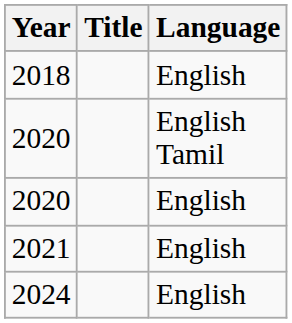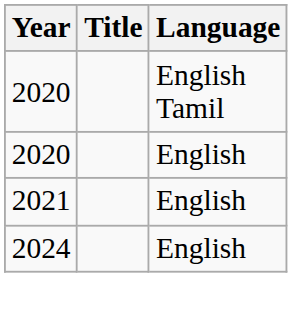- row: (41, 74)
